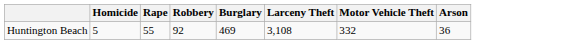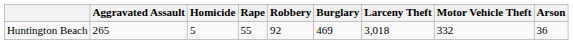+ column: (139, 13)
(279, 30) 3,108 -> (377, 30) 3,018
